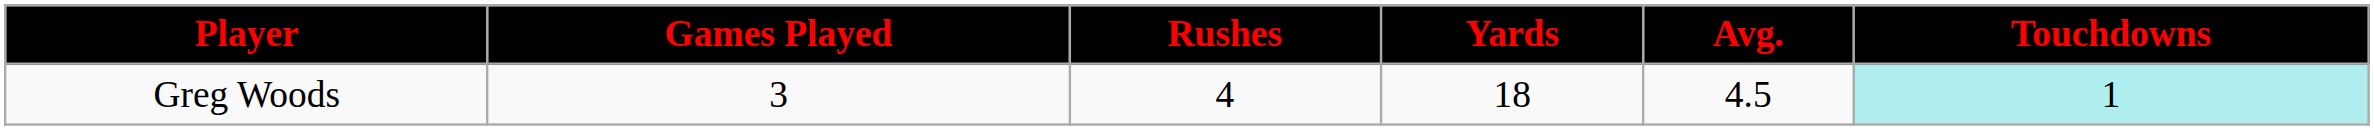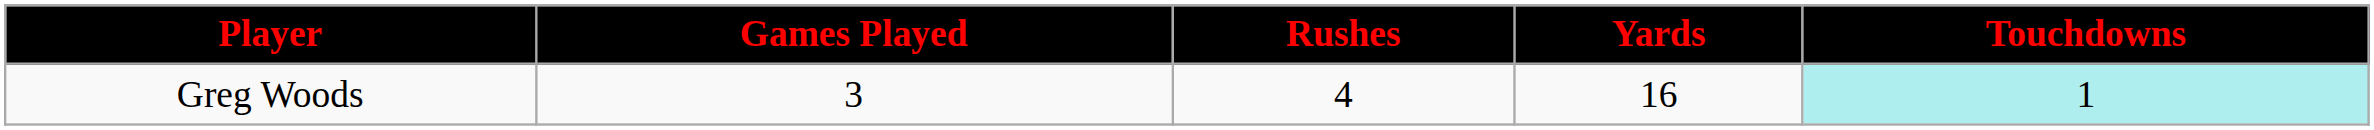- column: (1748, 34)
(1512, 93) 18 -> (1659, 93) 16
